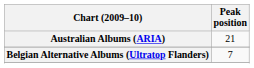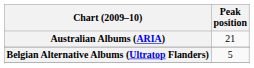(230, 54) 7 -> (230, 54) 5
